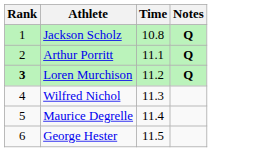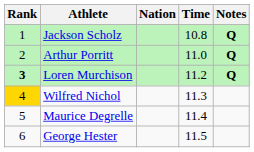+ column: (157, 14)
(153, 55) 11.1 -> (196, 55) 11.0
(22, 95) no background -> (22, 95) gold background
